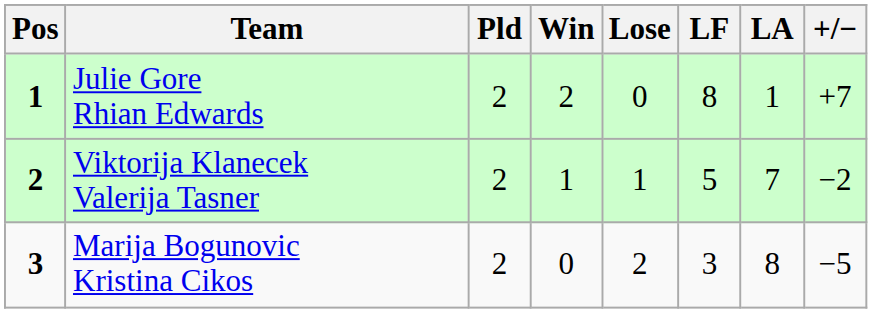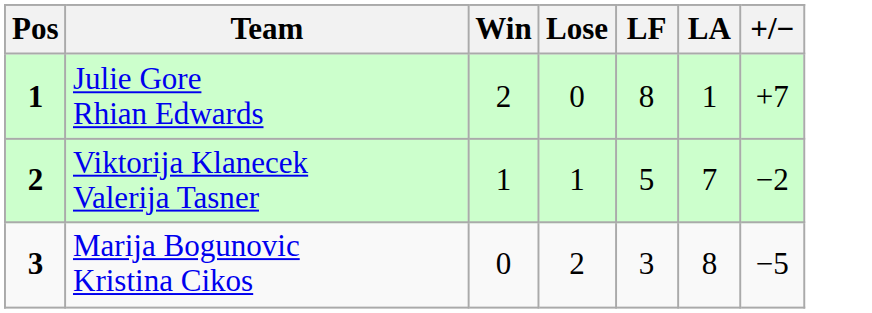- column: (500, 29)
